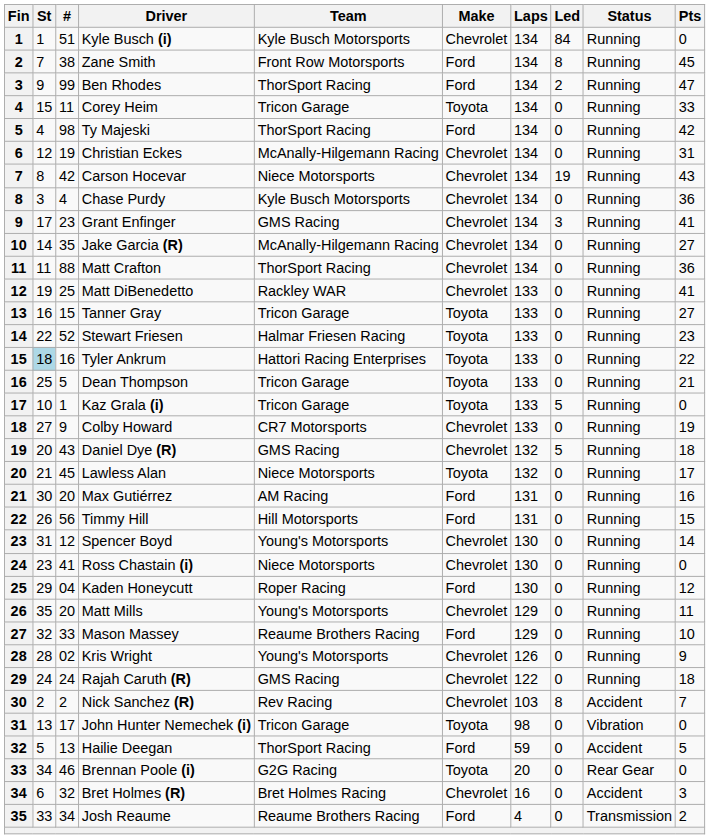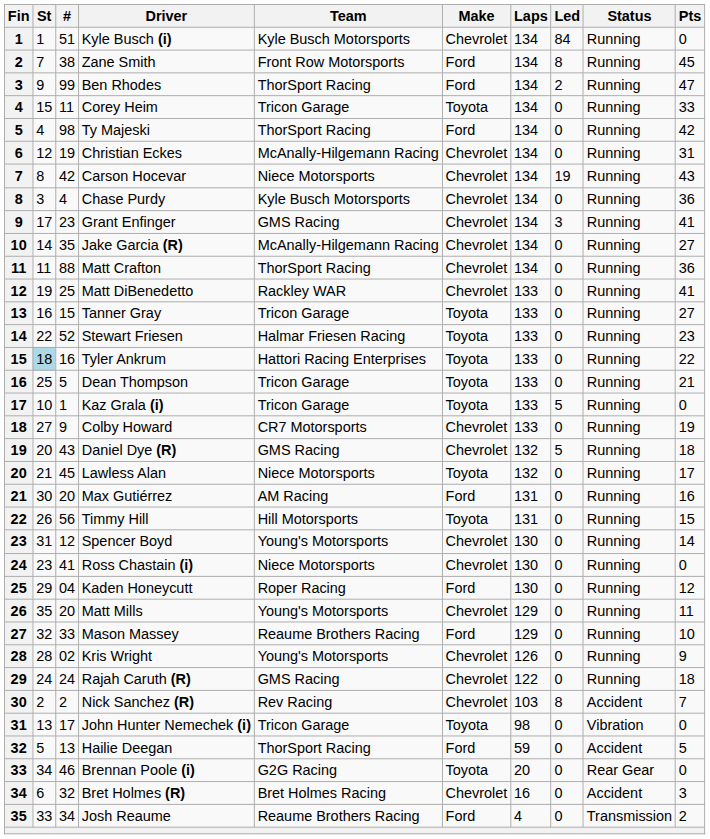(460, 519) Ford -> (467, 519) Toyota
